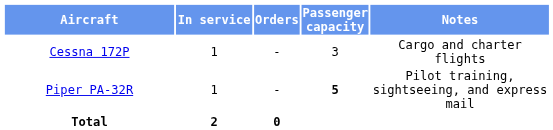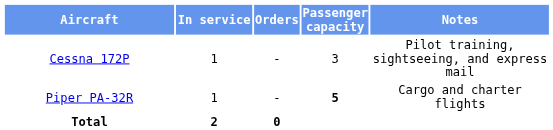(460, 51) Cargo and charter flights -> (460, 58) Pilot training, sightseeing, and express mail
(460, 90) Pilot training, sightseeing, and express mail -> (460, 97) Cargo and charter flights
